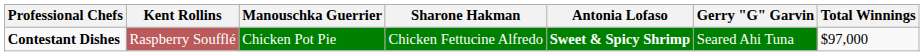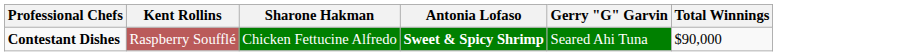- column: (312, 16)
(844, 39) $97,000 -> (698, 39) $90,000
